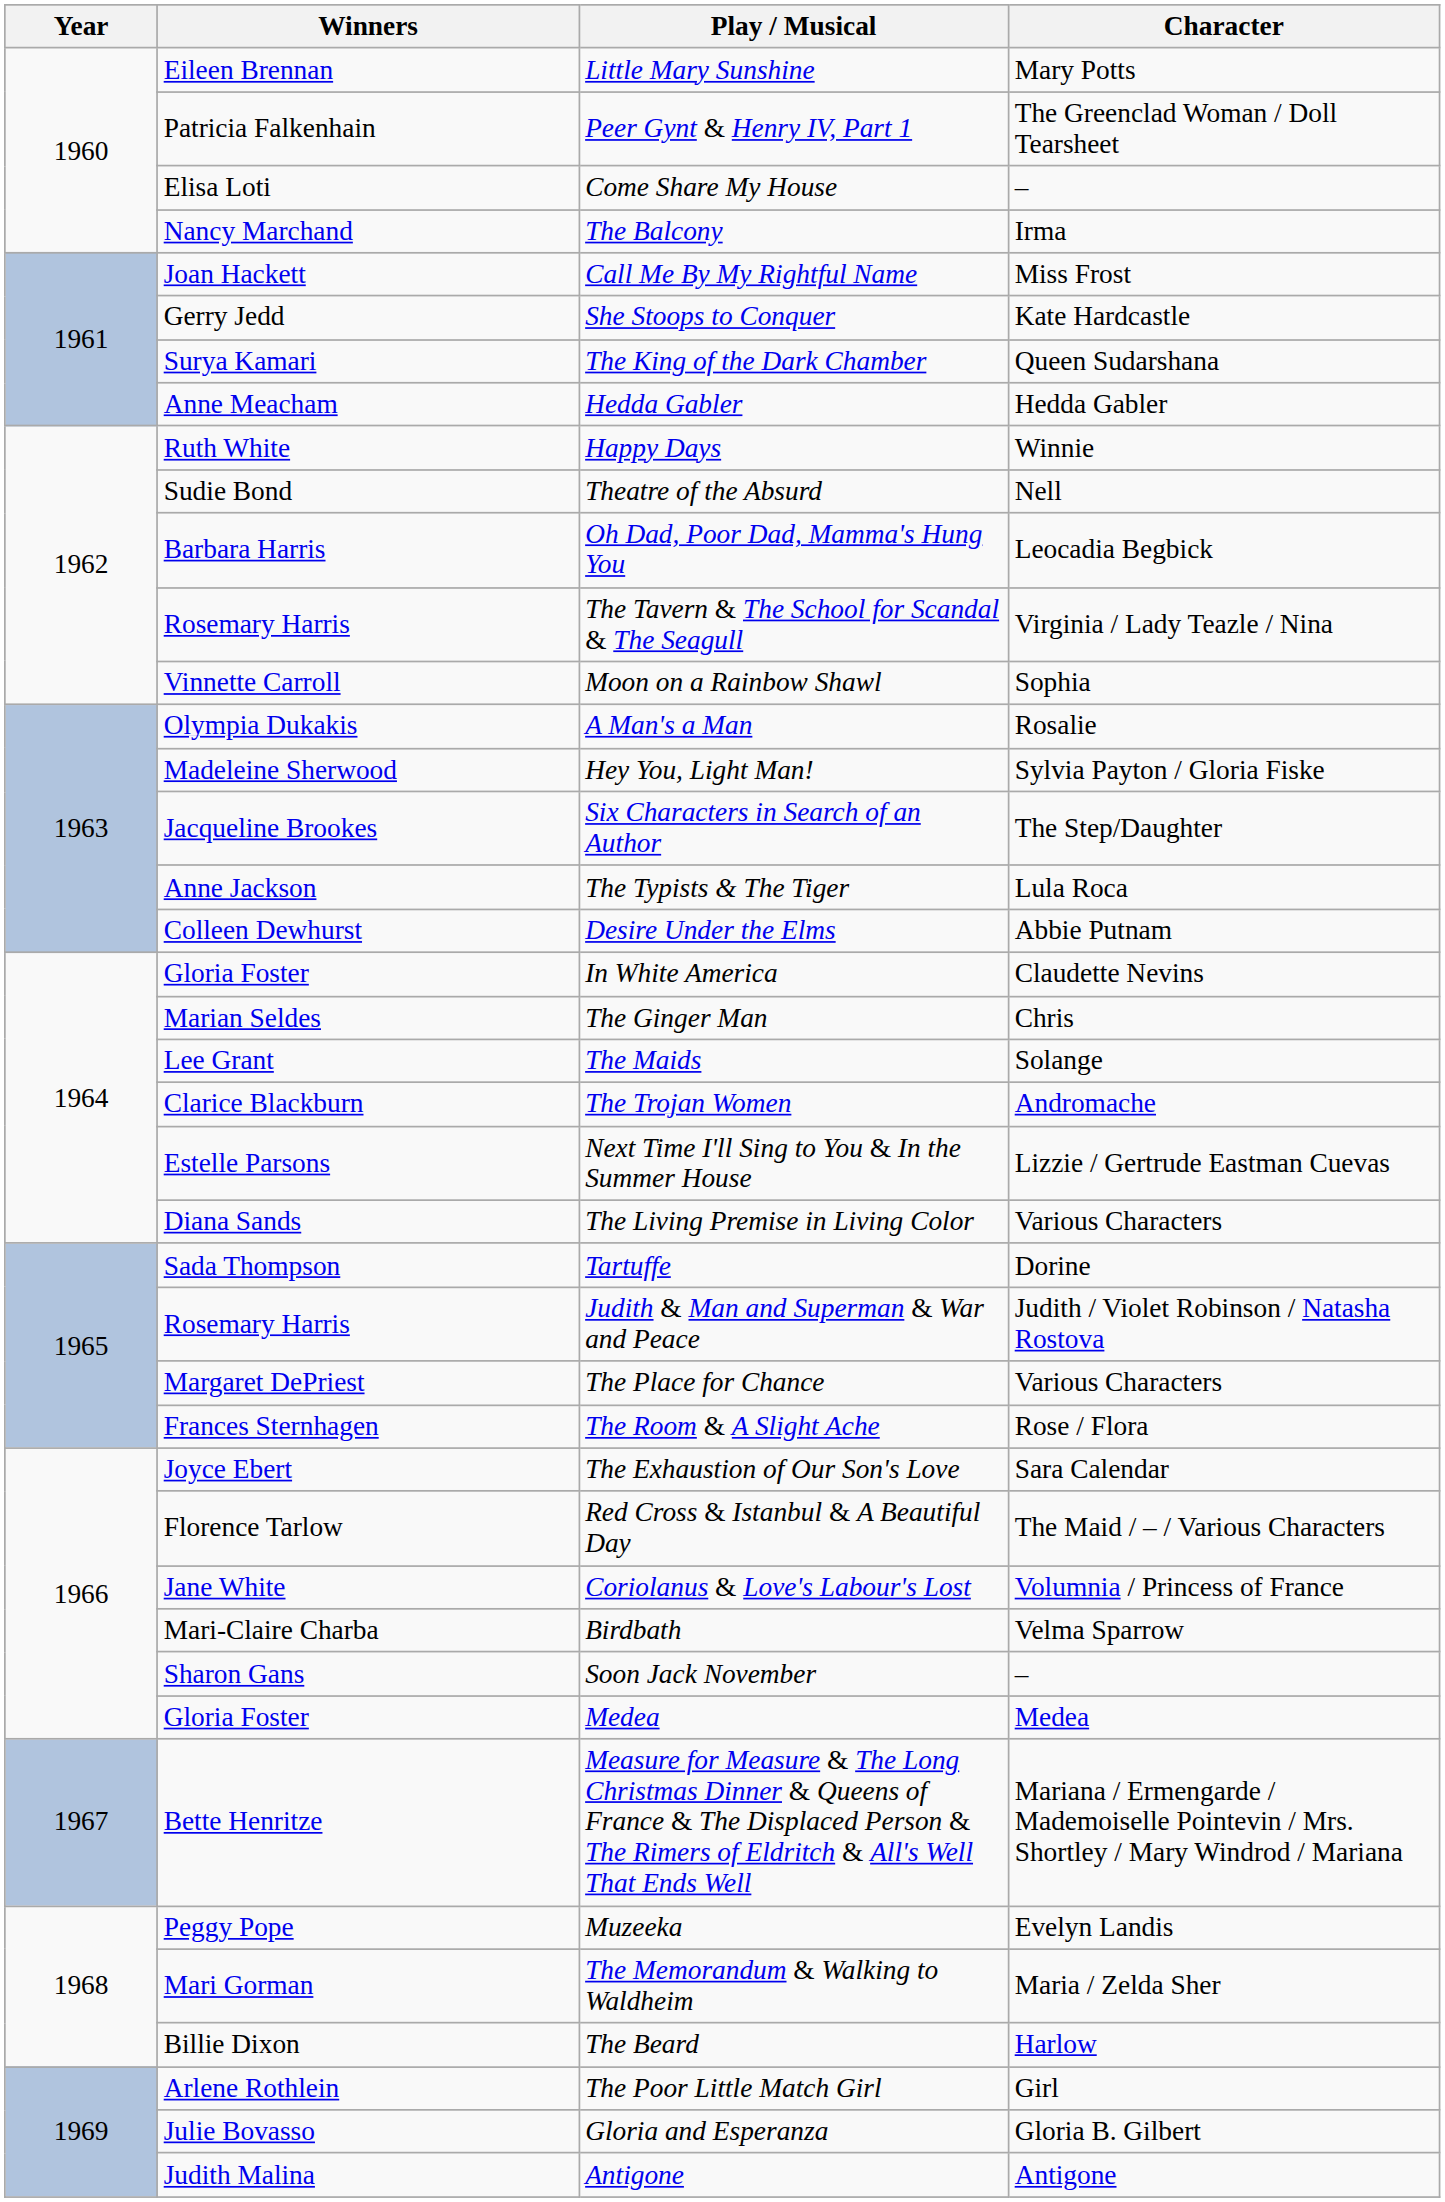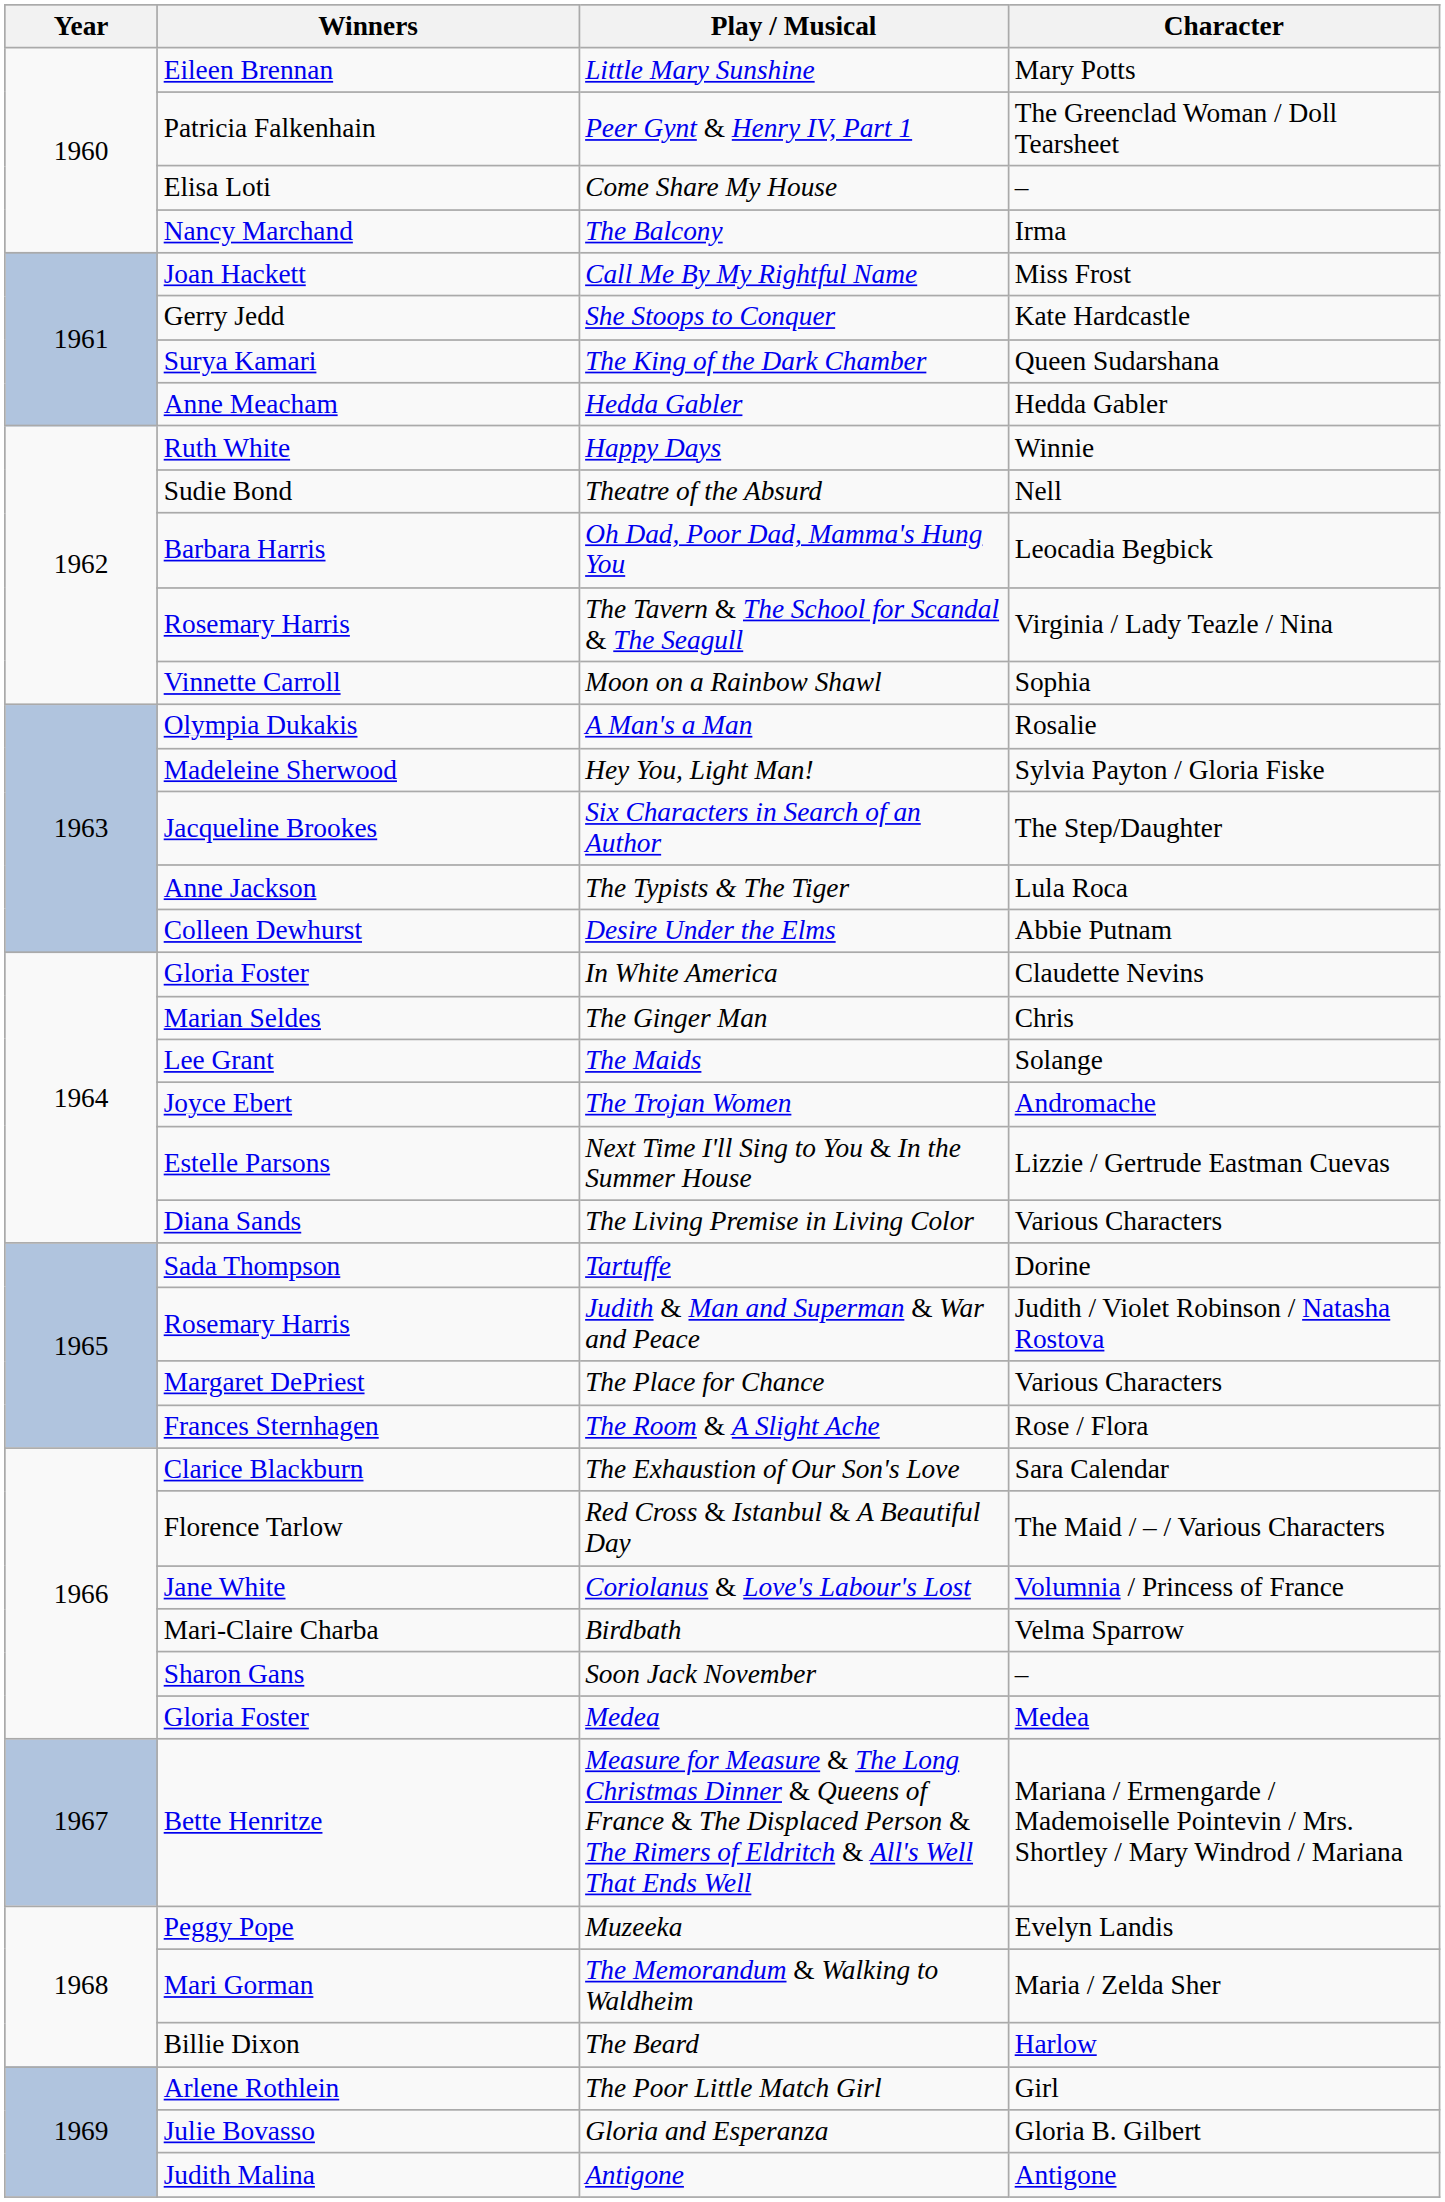(264, 1103) Clarice Blackburn -> (228, 1103) Joyce Ebert
(228, 1469) Joyce Ebert -> (264, 1469) Clarice Blackburn
